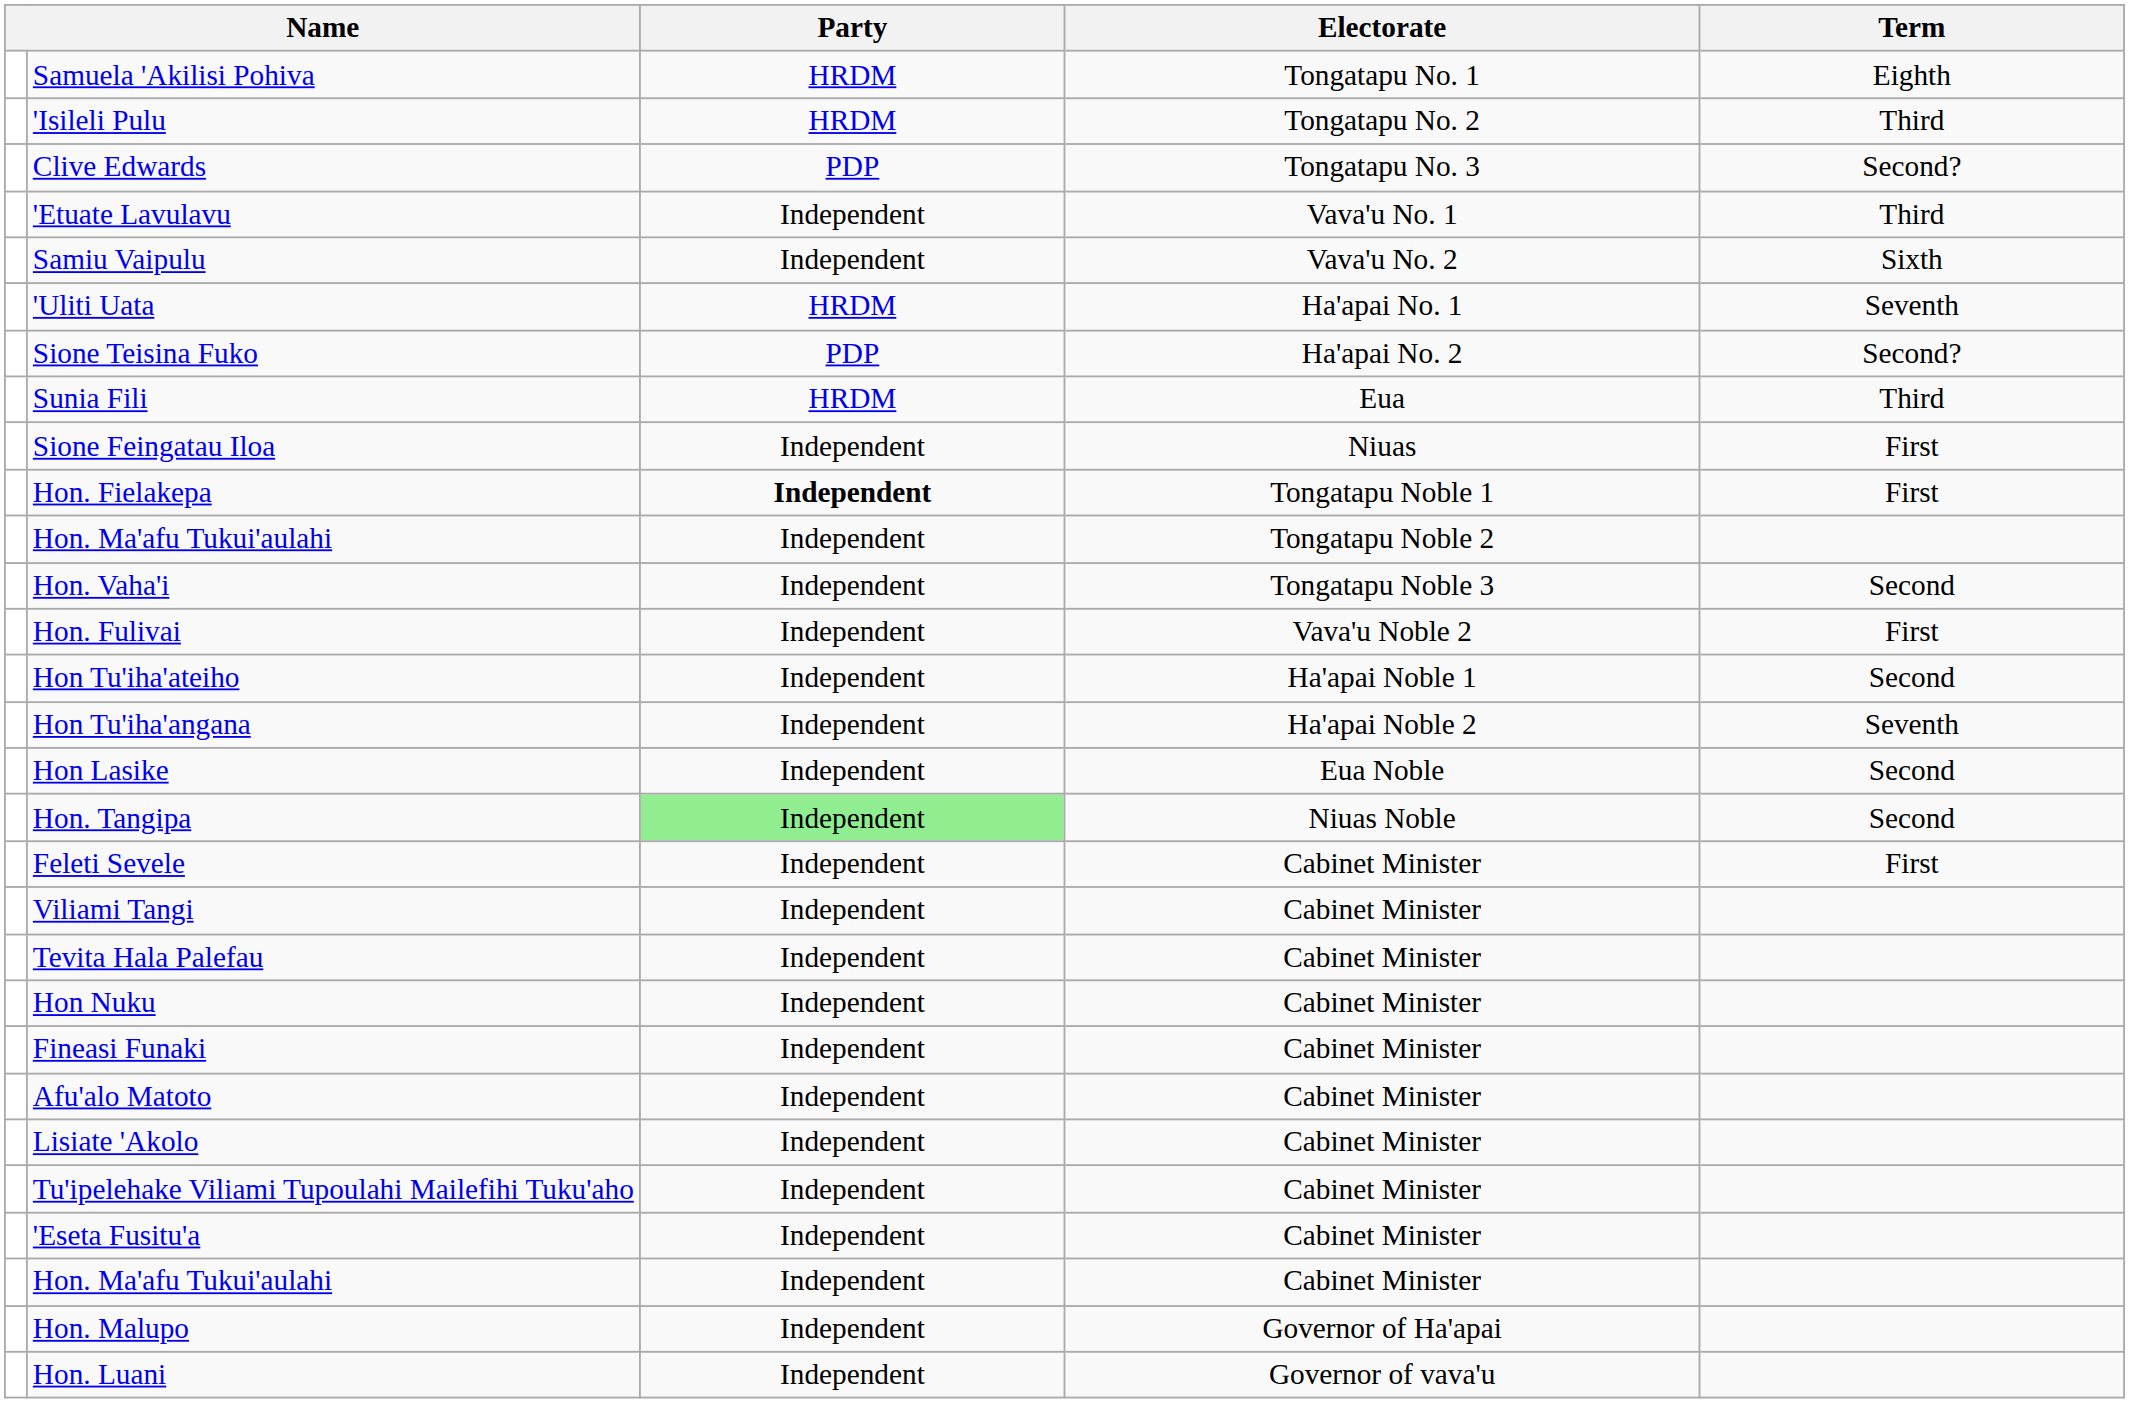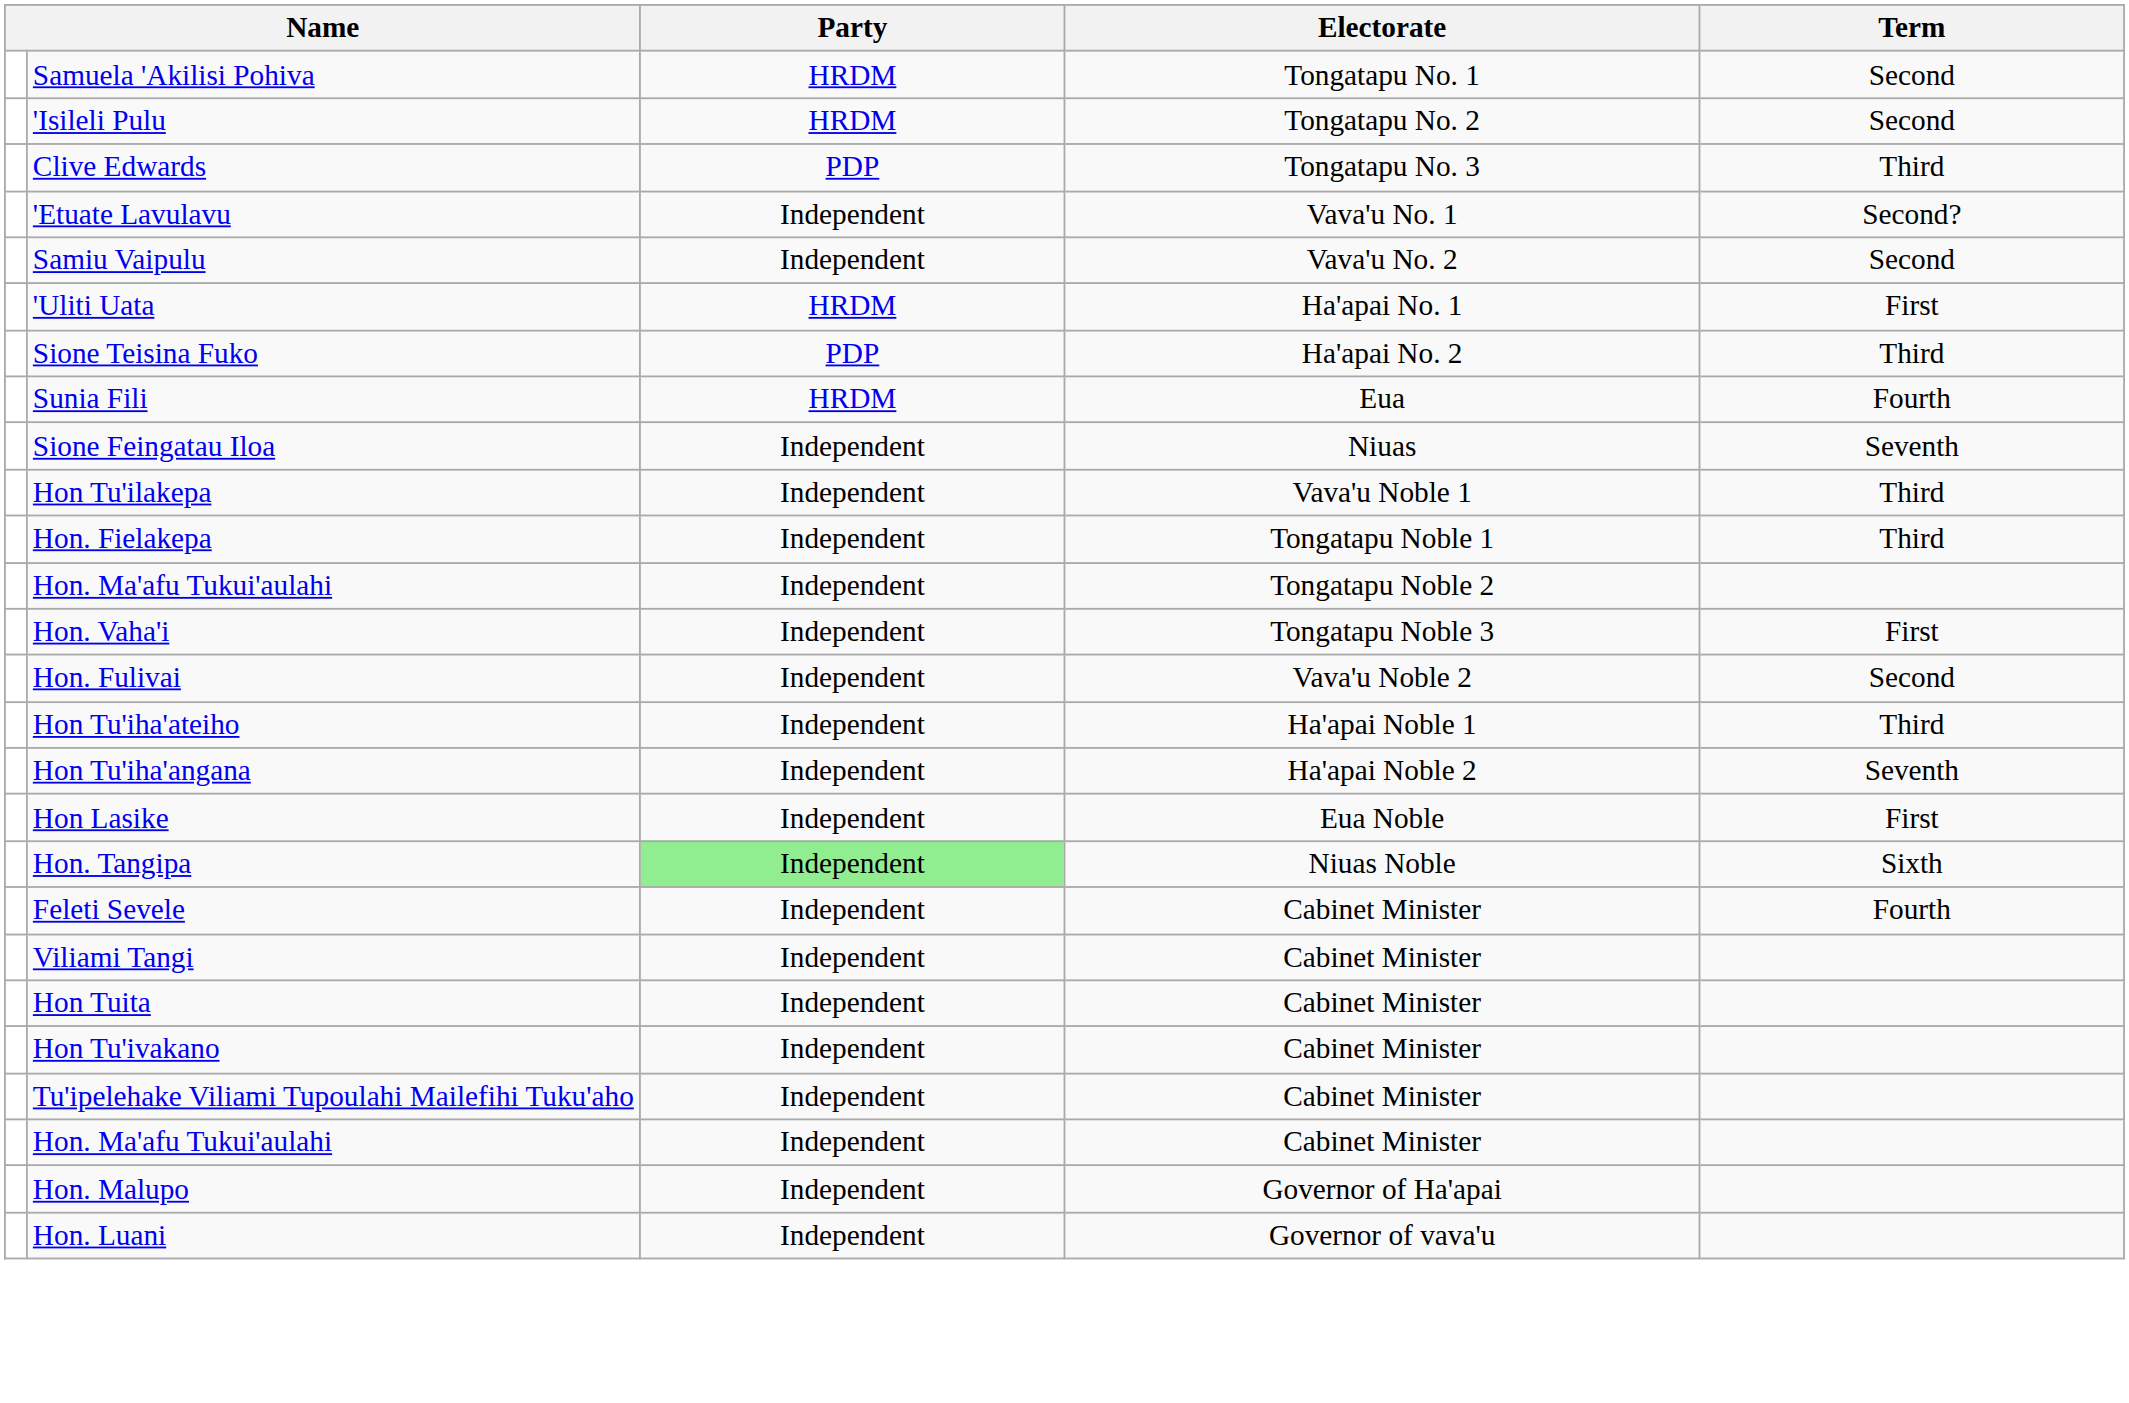(1912, 74) Eighth -> (1912, 74) Second
(1912, 120) Third -> (1912, 120) Second
(1912, 167) Second? -> (1912, 167) Third
(1912, 213) Third -> (1912, 213) Second?
(1912, 259) Sixth -> (1912, 259) Second
(1912, 306) Seventh -> (1912, 306) First
(1912, 352) Second? -> (1912, 352) Third
(1912, 399) Third -> (1912, 399) Fourth
(1912, 445) First -> (1912, 445) Seventh
+ row: (122, 492)
(852, 492) bold -> (852, 538) normal
(1912, 492) First -> (1912, 538) Third
(1912, 584) Second -> (1912, 631) First
(1912, 631) First -> (1912, 677) Second
(1912, 677) Second -> (1912, 724) Third
(1912, 770) Second -> (1912, 817) First
(1912, 817) Second -> (1912, 863) Sixth
(1912, 863) First -> (1912, 910) Fourth
- row: (148, 956)
+ row: (92, 1002)
- row: (94, 1002)
+ row: (126, 1049)
- row: (119, 1049)
- row: (122, 1095)
- row: (116, 1142)
- row: (117, 1235)
